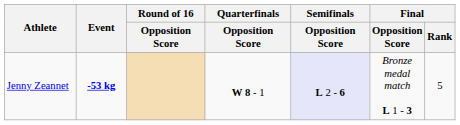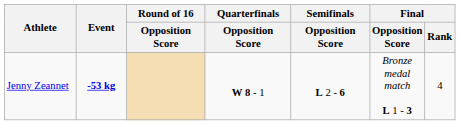(330, 92) lavender background -> (330, 92) no background
(440, 86) 5 -> (440, 86) 4
